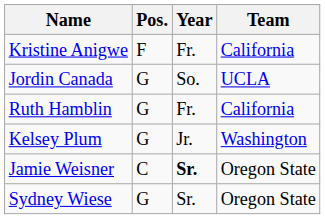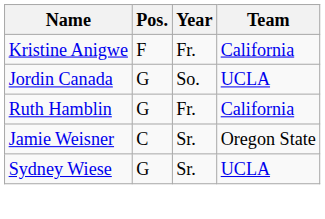- row: (55, 138)
(187, 168) bold -> (186, 138) normal
(268, 198) Oregon State -> (245, 168) UCLA
